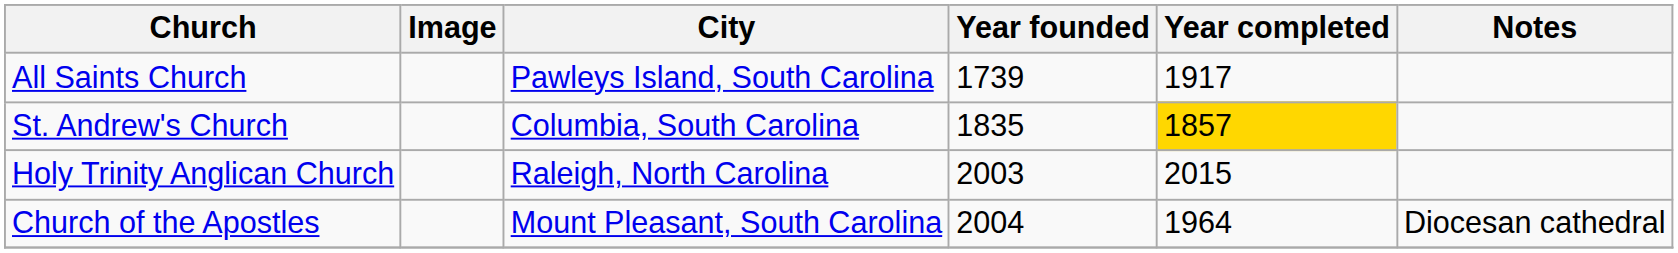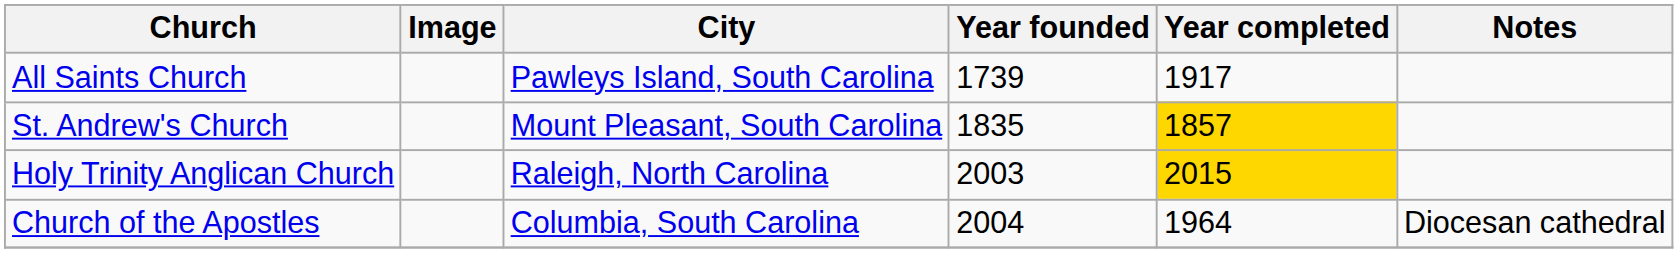(685, 125) Columbia, South Carolina -> (726, 125) Mount Pleasant, South Carolina
(1198, 174) no background -> (1198, 174) gold background
(726, 222) Mount Pleasant, South Carolina -> (685, 222) Columbia, South Carolina
